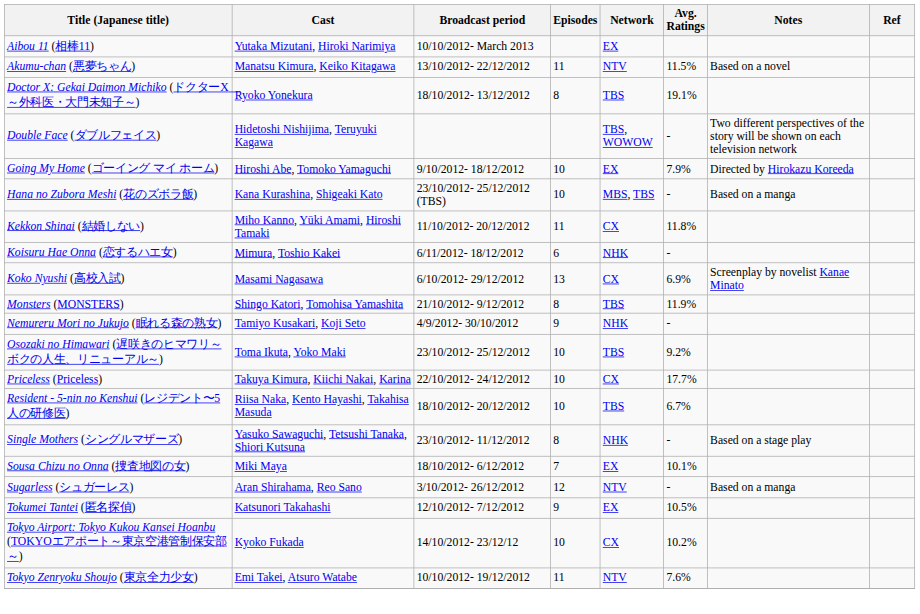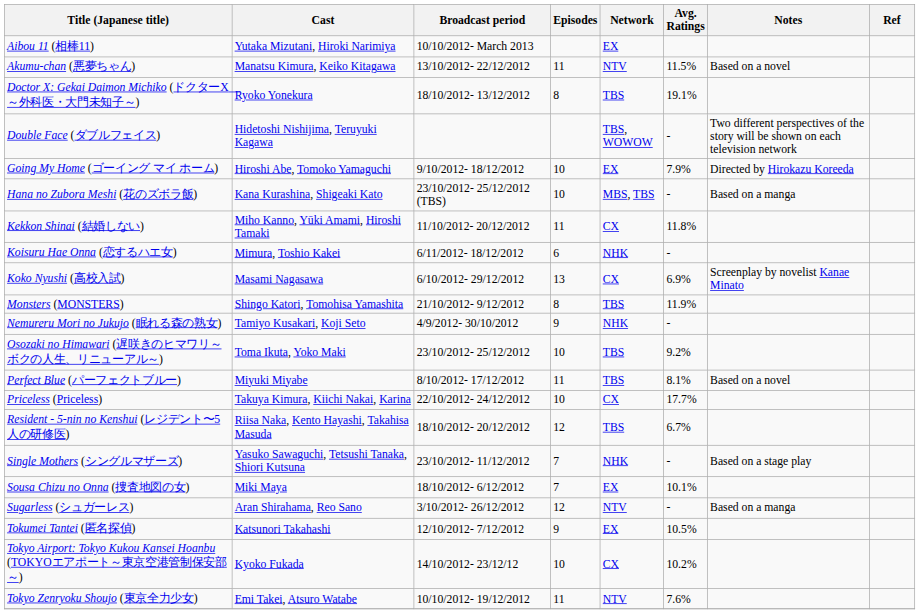+ row: (94, 380)
(559, 406) 10 -> (559, 427) 12
(556, 440) 8 -> (556, 461) 7
